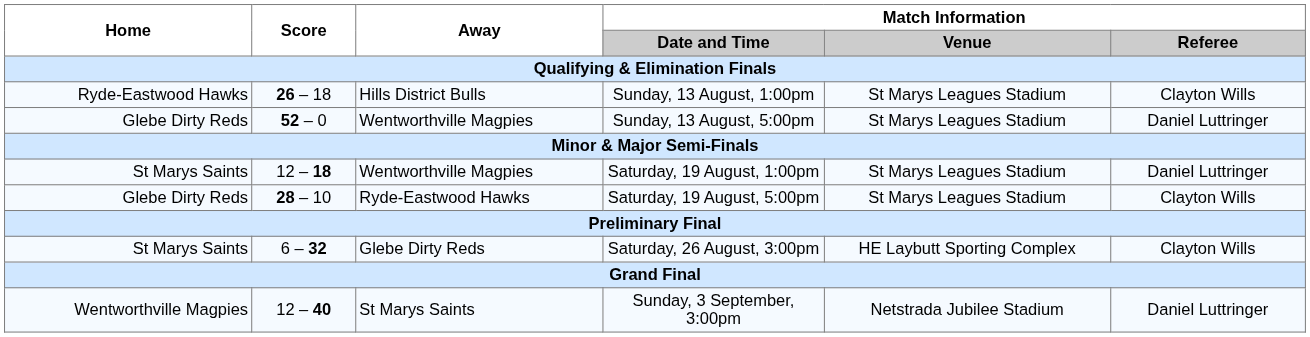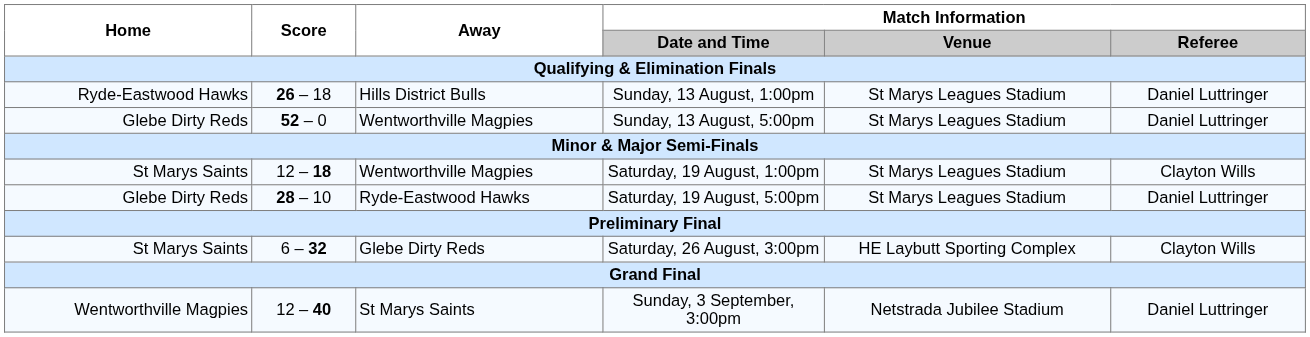(1208, 94) Clayton Wills -> (1208, 94) Daniel Luttringer
(1208, 171) Daniel Luttringer -> (1208, 171) Clayton Wills
(1208, 197) Clayton Wills -> (1208, 197) Daniel Luttringer
